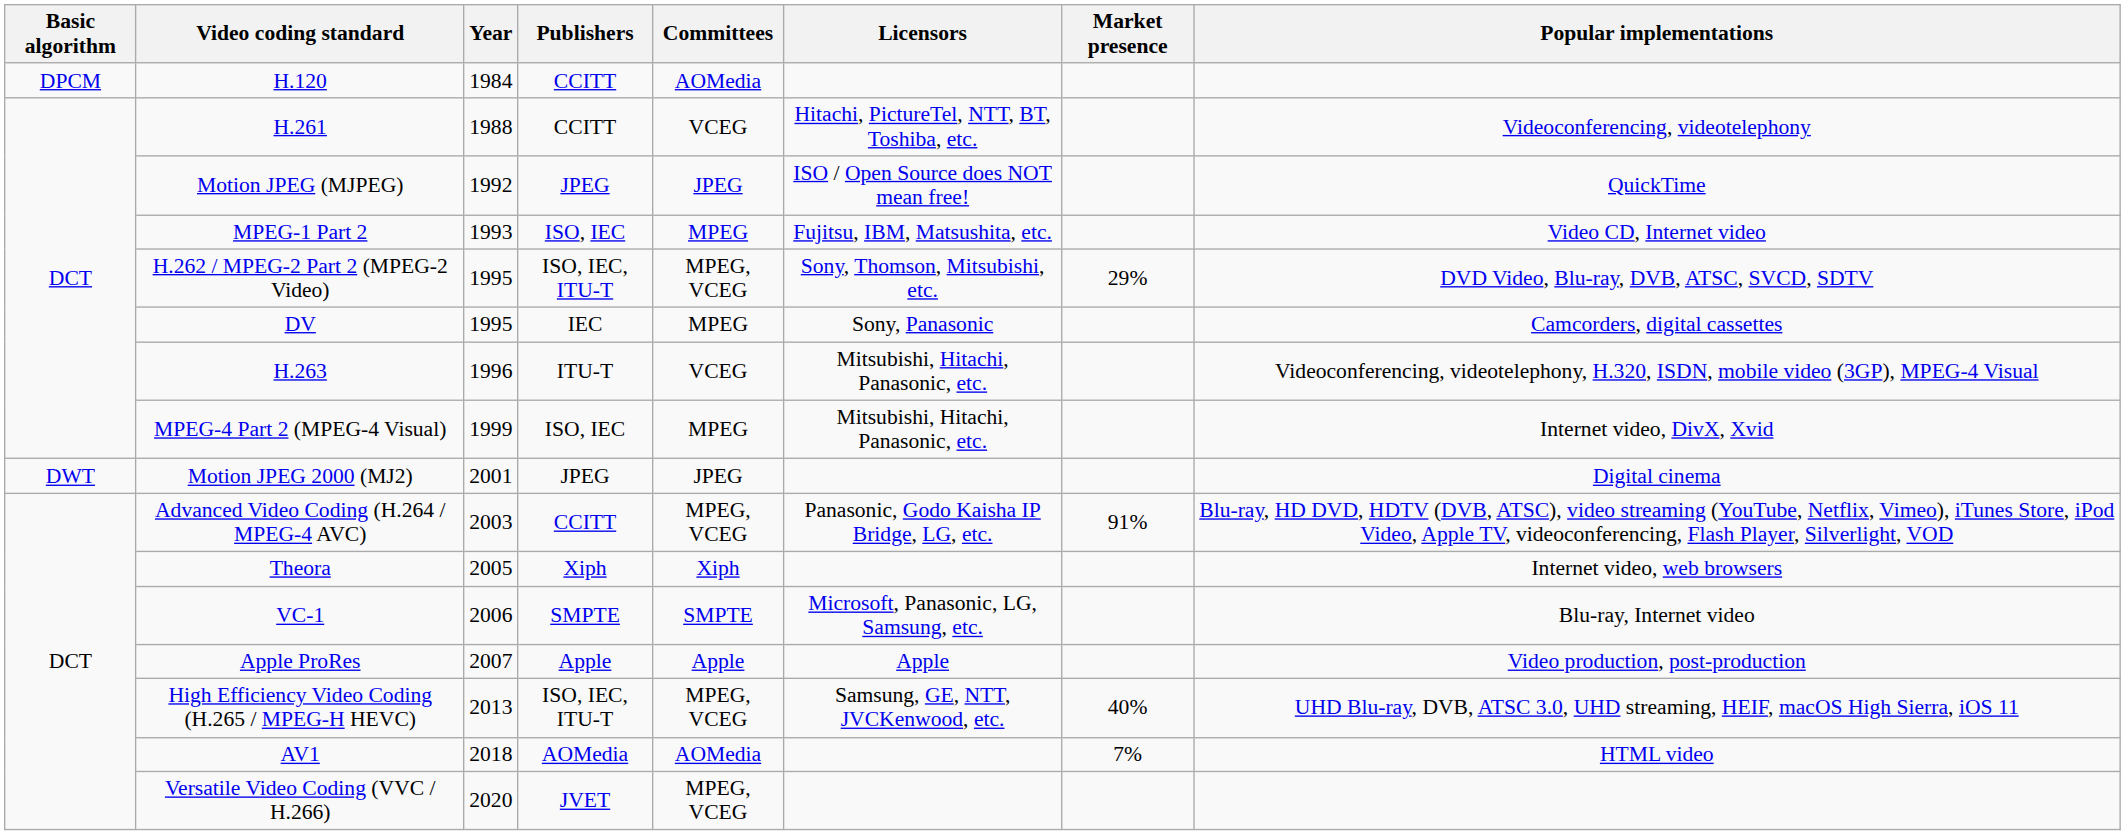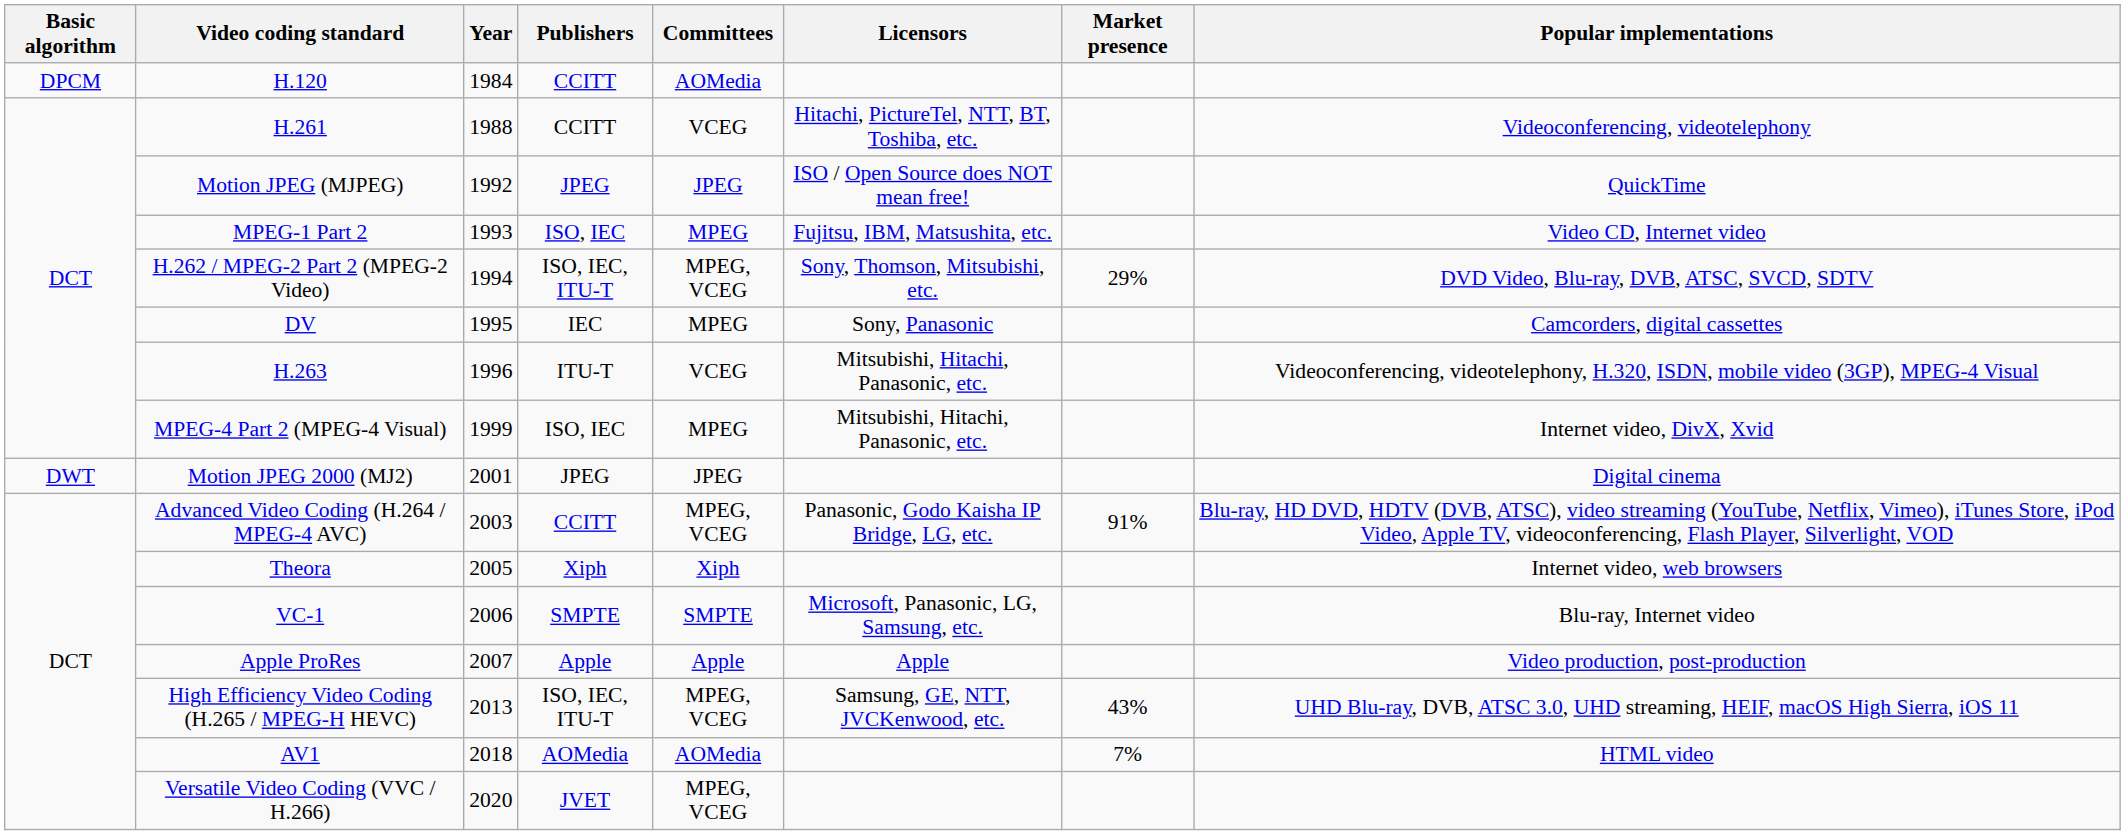(491, 277) 1995 -> (491, 277) 1994
(1128, 707) 40% -> (1128, 707) 43%
